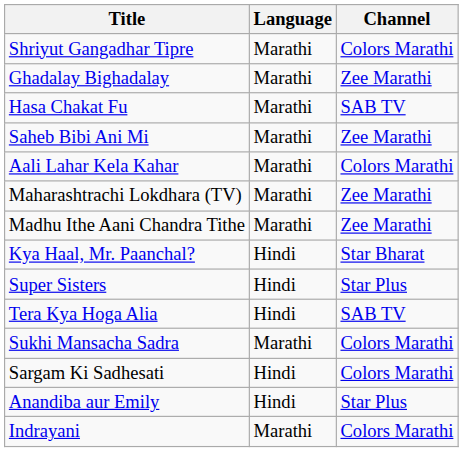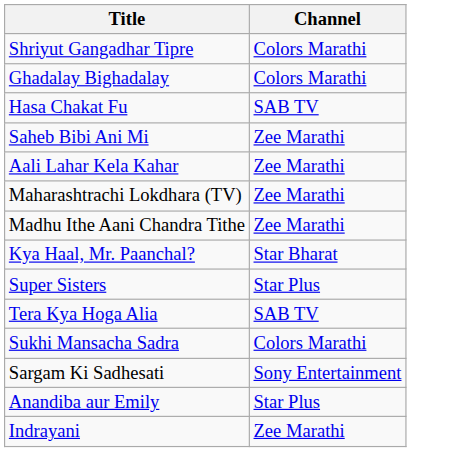- column: (293, 19)
(386, 78) Zee Marathi -> (310, 78) Colors Marathi
(397, 166) Colors Marathi -> (299, 166) Zee Marathi
(397, 372) Colors Marathi -> (327, 372) Sony Entertainment
(397, 431) Colors Marathi -> (299, 431) Zee Marathi
